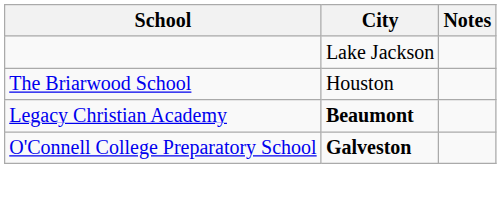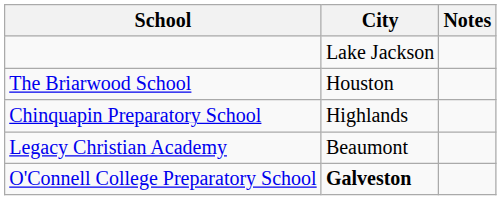+ row: (135, 115)
(370, 115) bold -> (367, 147) normal
